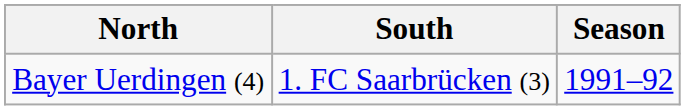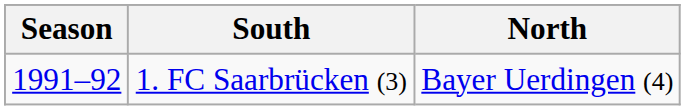columns swapped: (619, 29) <-> (138, 29)
